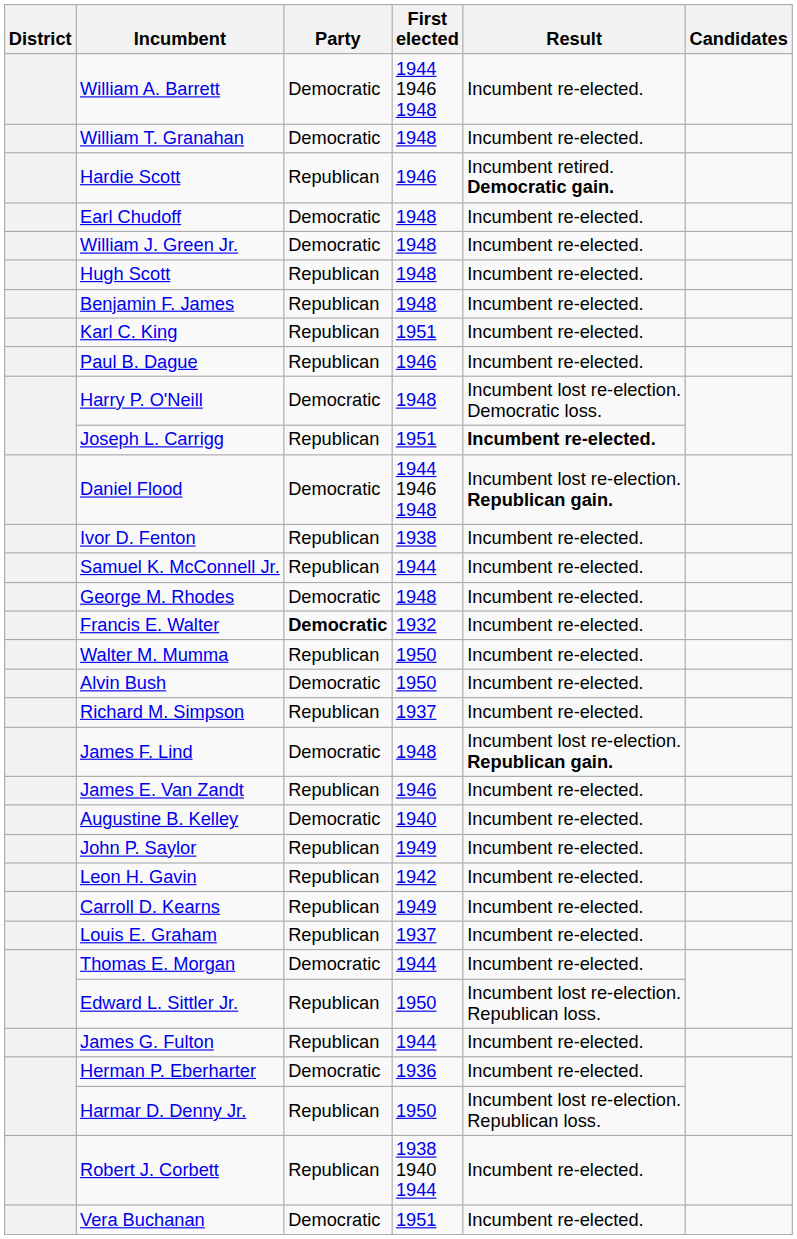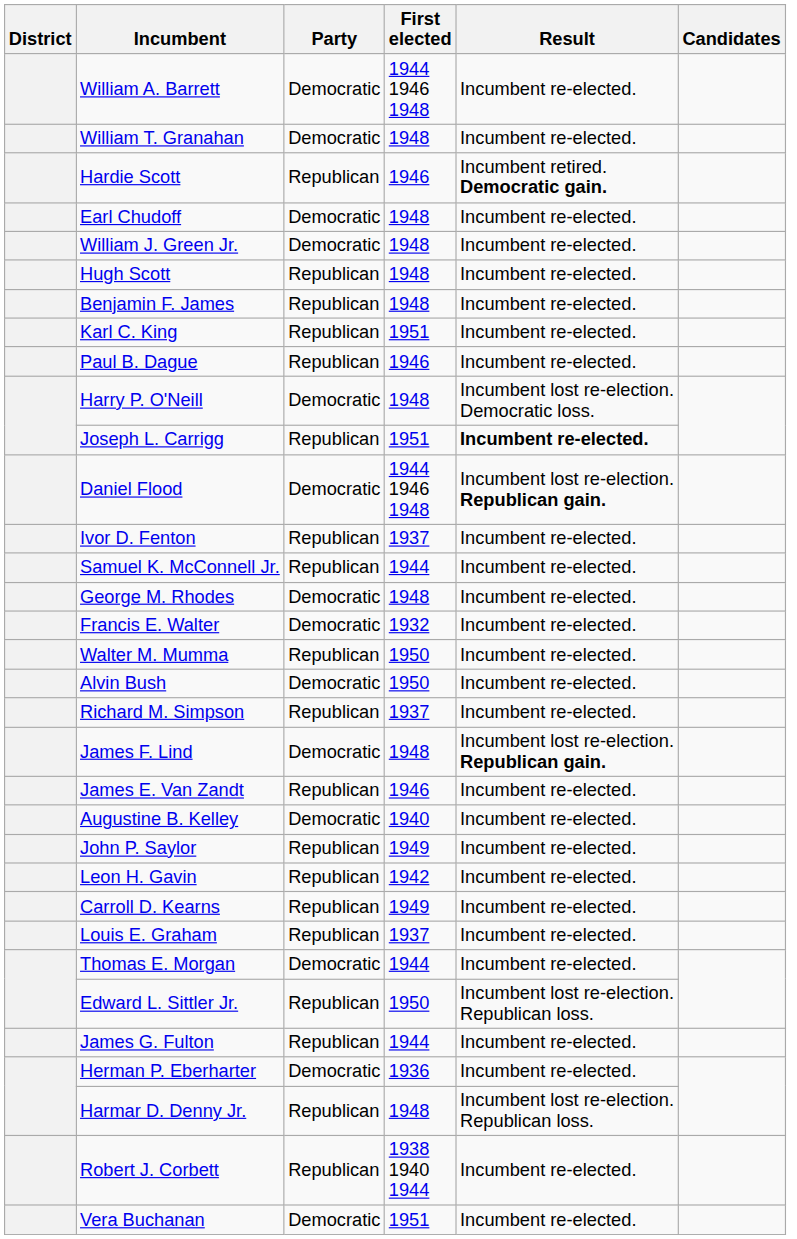(416, 538) 1938 -> (409, 538) 1937
(338, 625) bold -> (334, 625) normal
(416, 1110) 1950 -> (409, 1110) 1948
